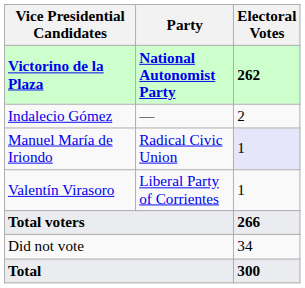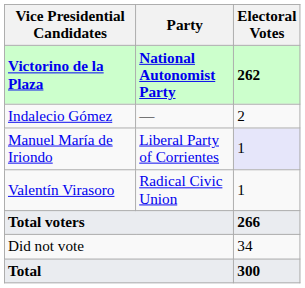(181, 148) Radical Civic Union -> (179, 148) Liberal Party of Corrientes
(179, 189) Liberal Party of Corrientes -> (181, 189) Radical Civic Union
